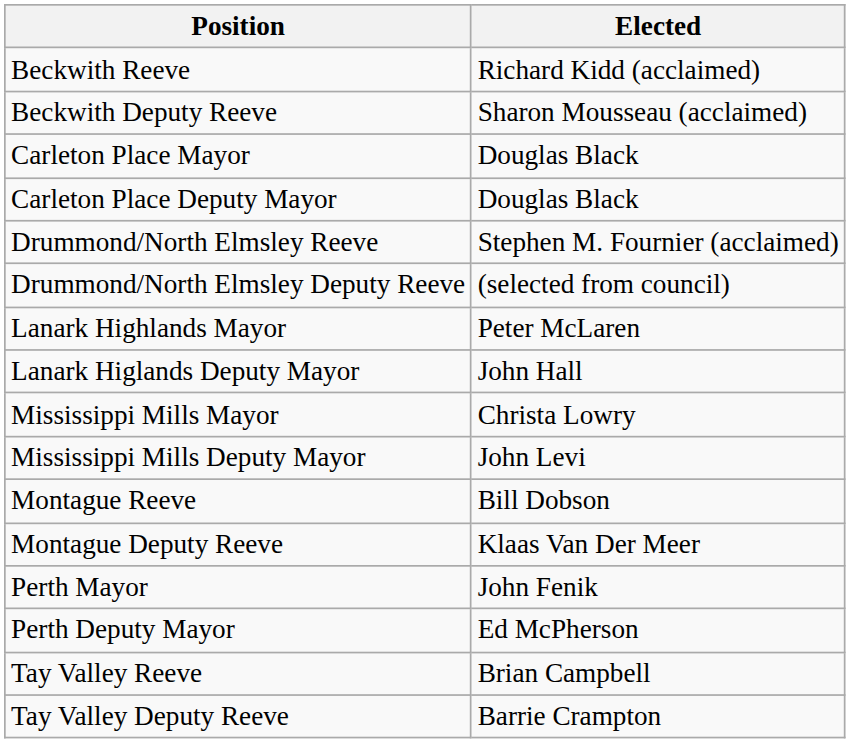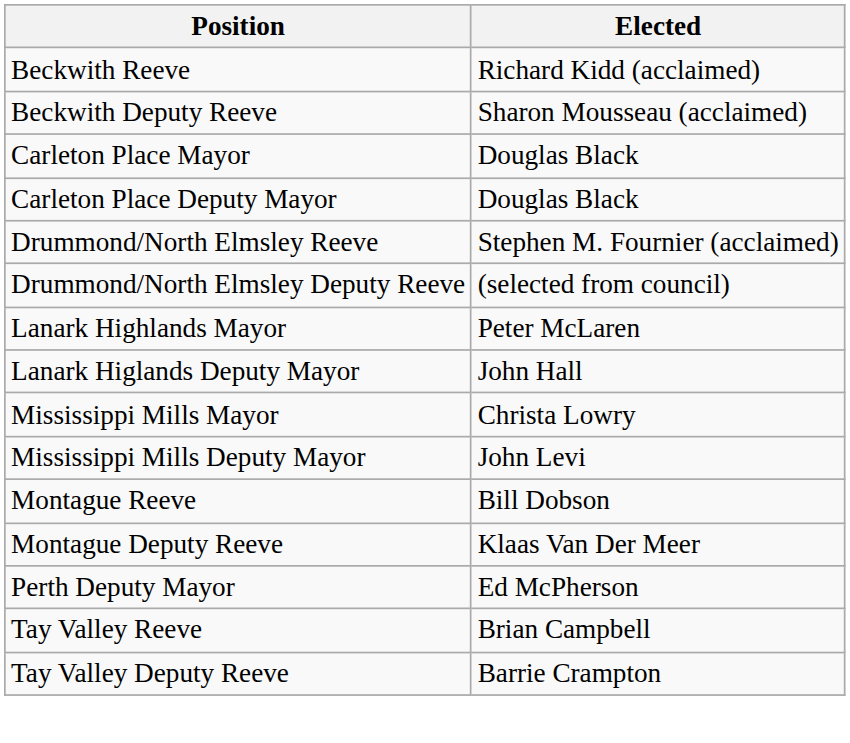- row: (79, 586)
